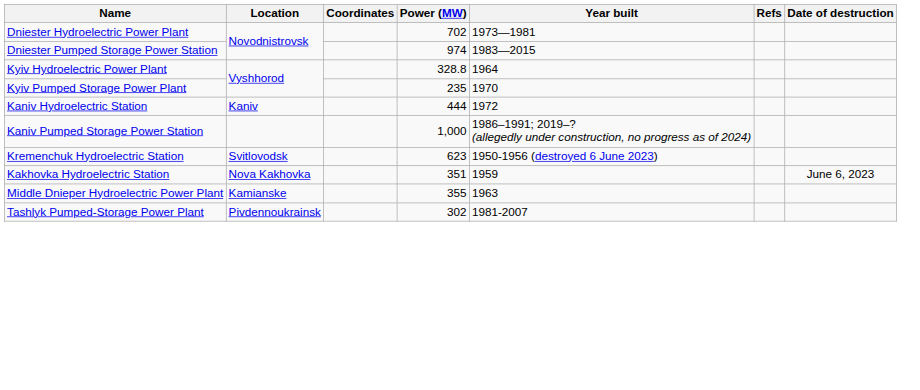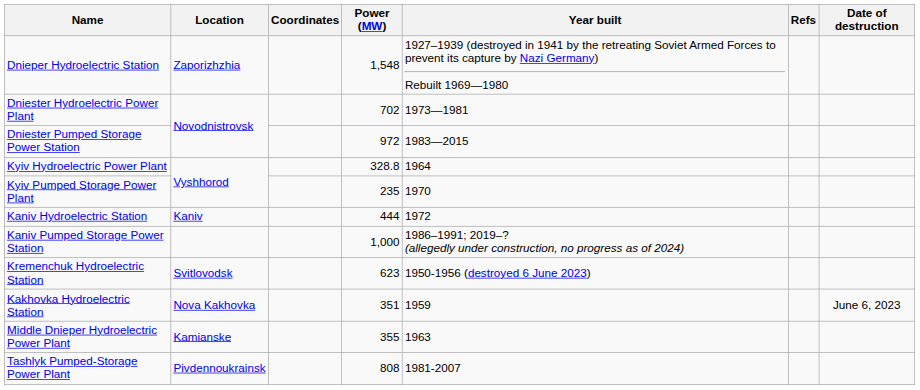+ row: (83, 65)
(457, 50) 974 -> (390, 141) 972
(457, 212) 302 -> (390, 368) 808
